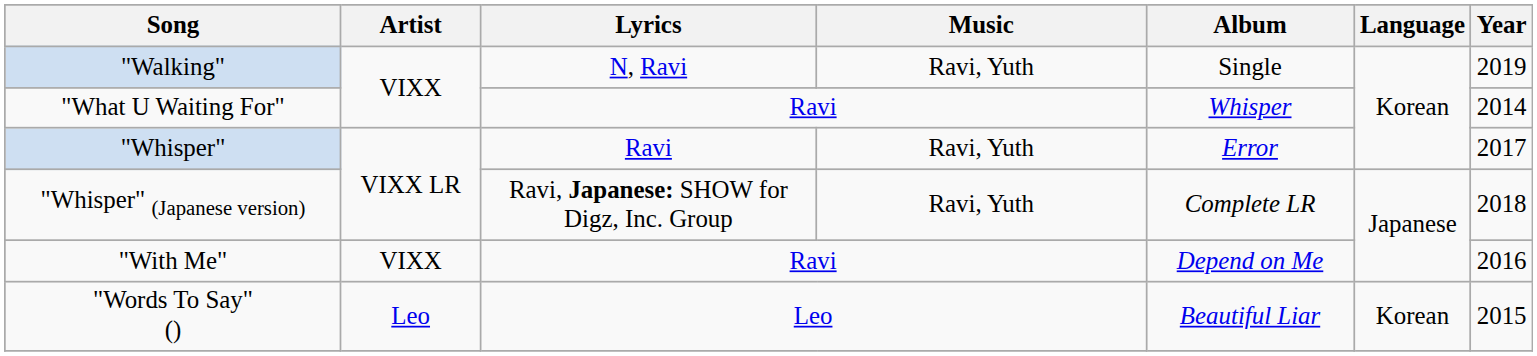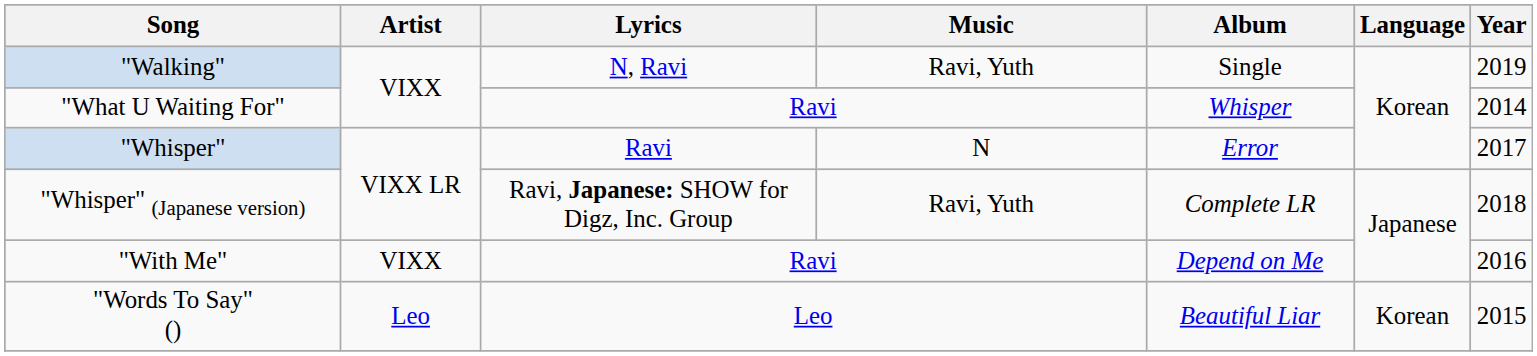(981, 148) Ravi, Yuth -> (981, 148) N
